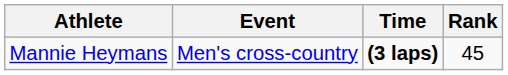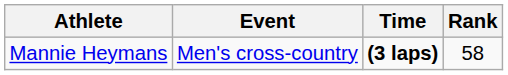(473, 53) 45 -> (473, 53) 58
